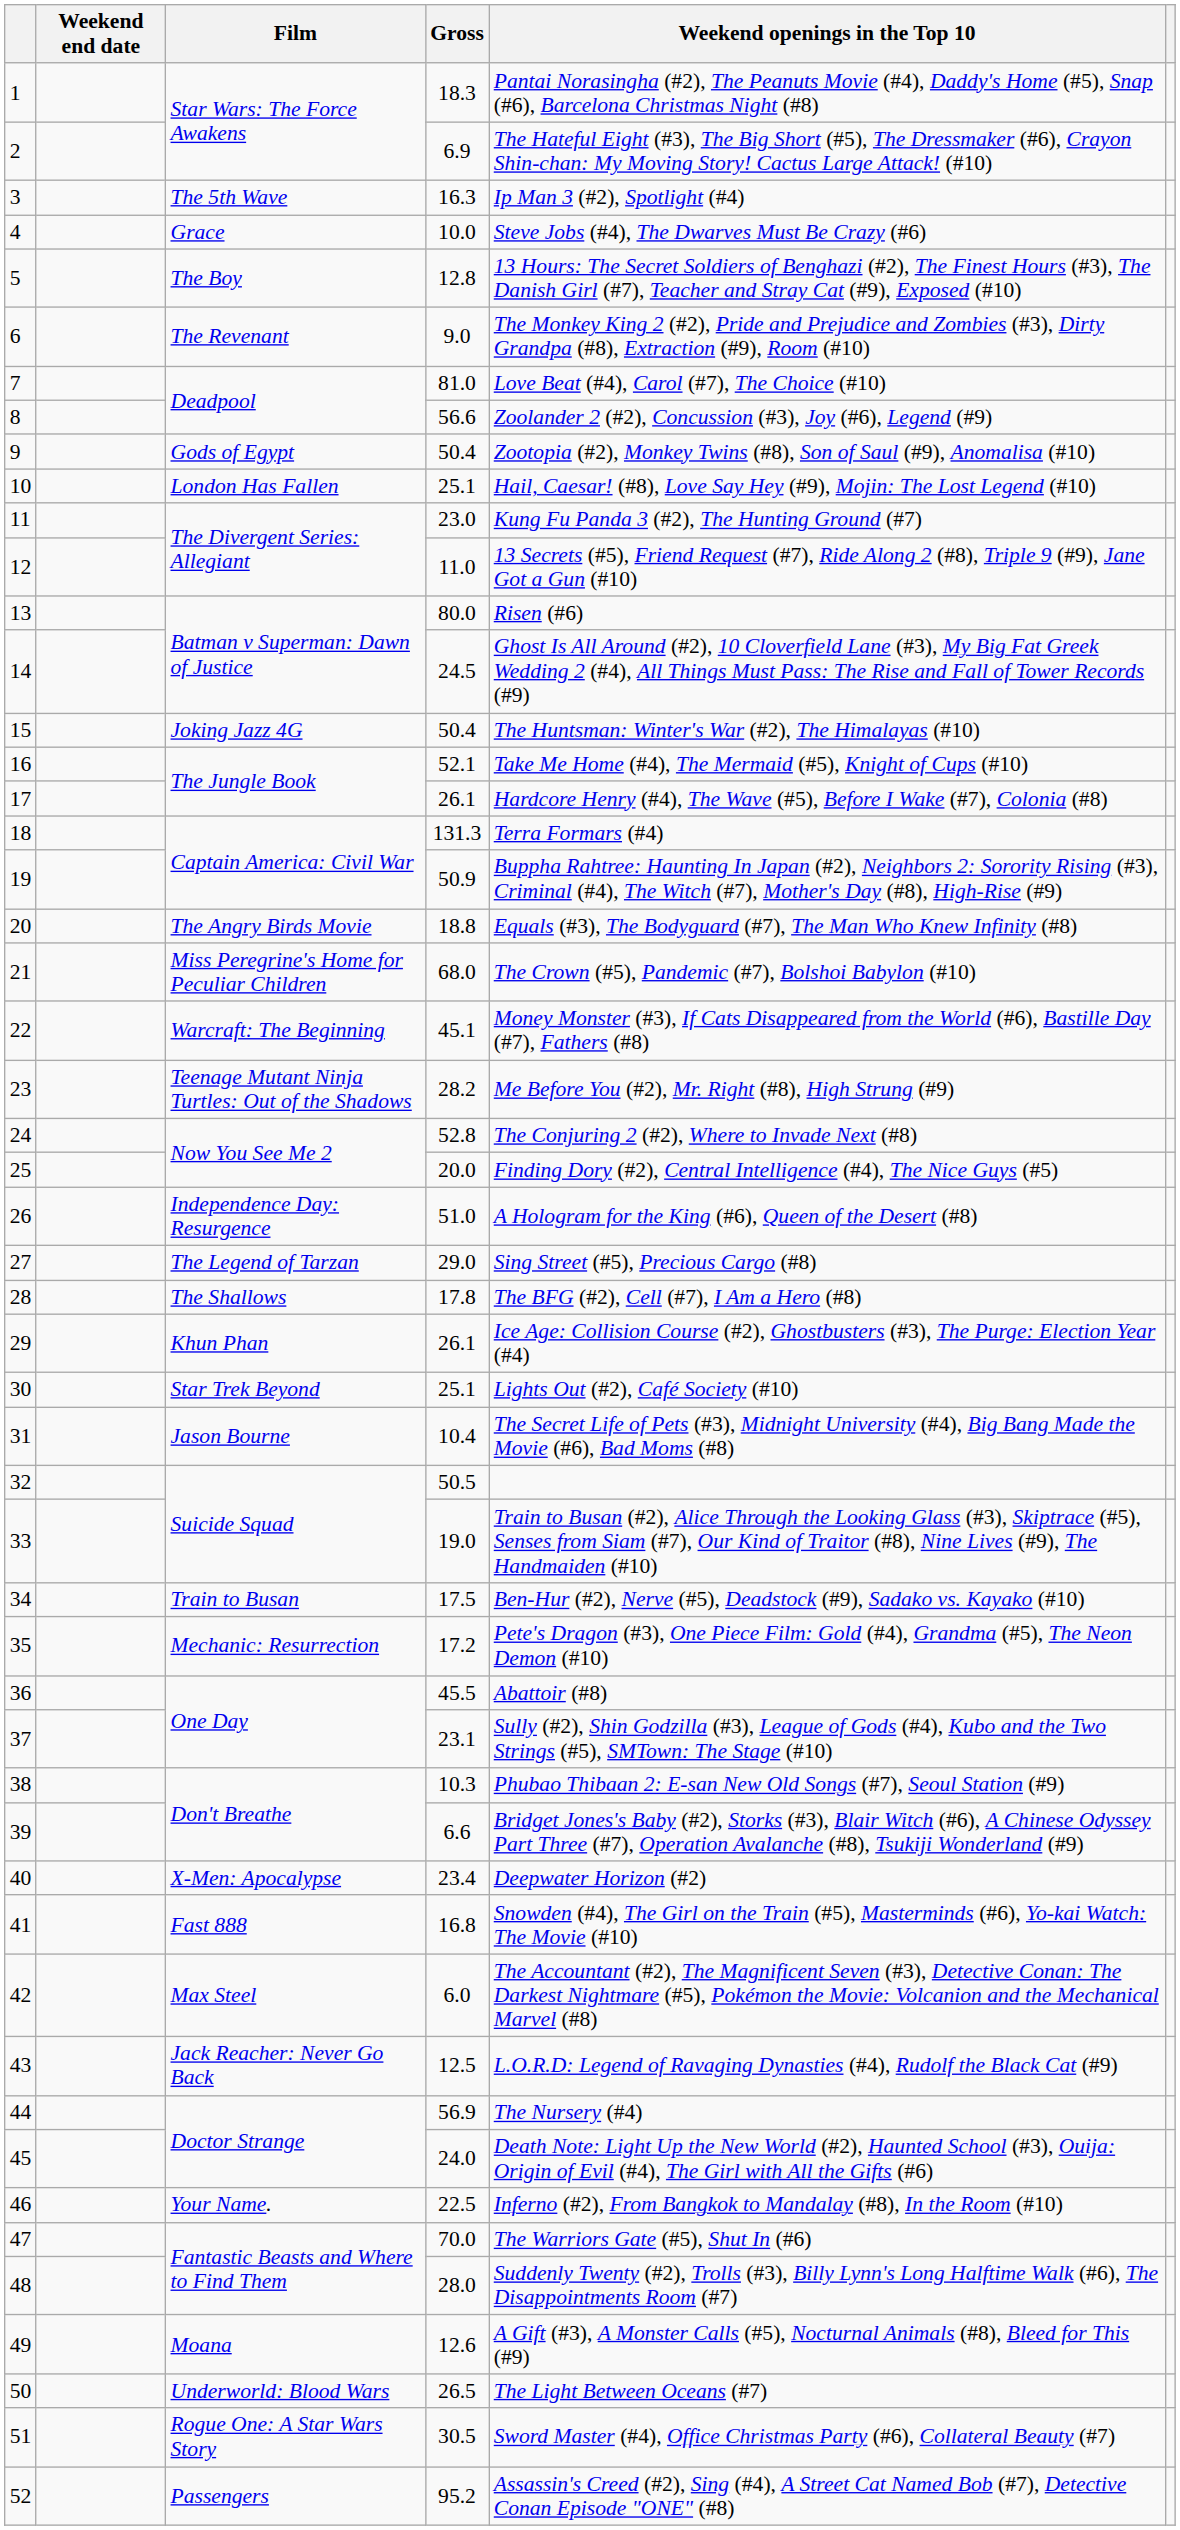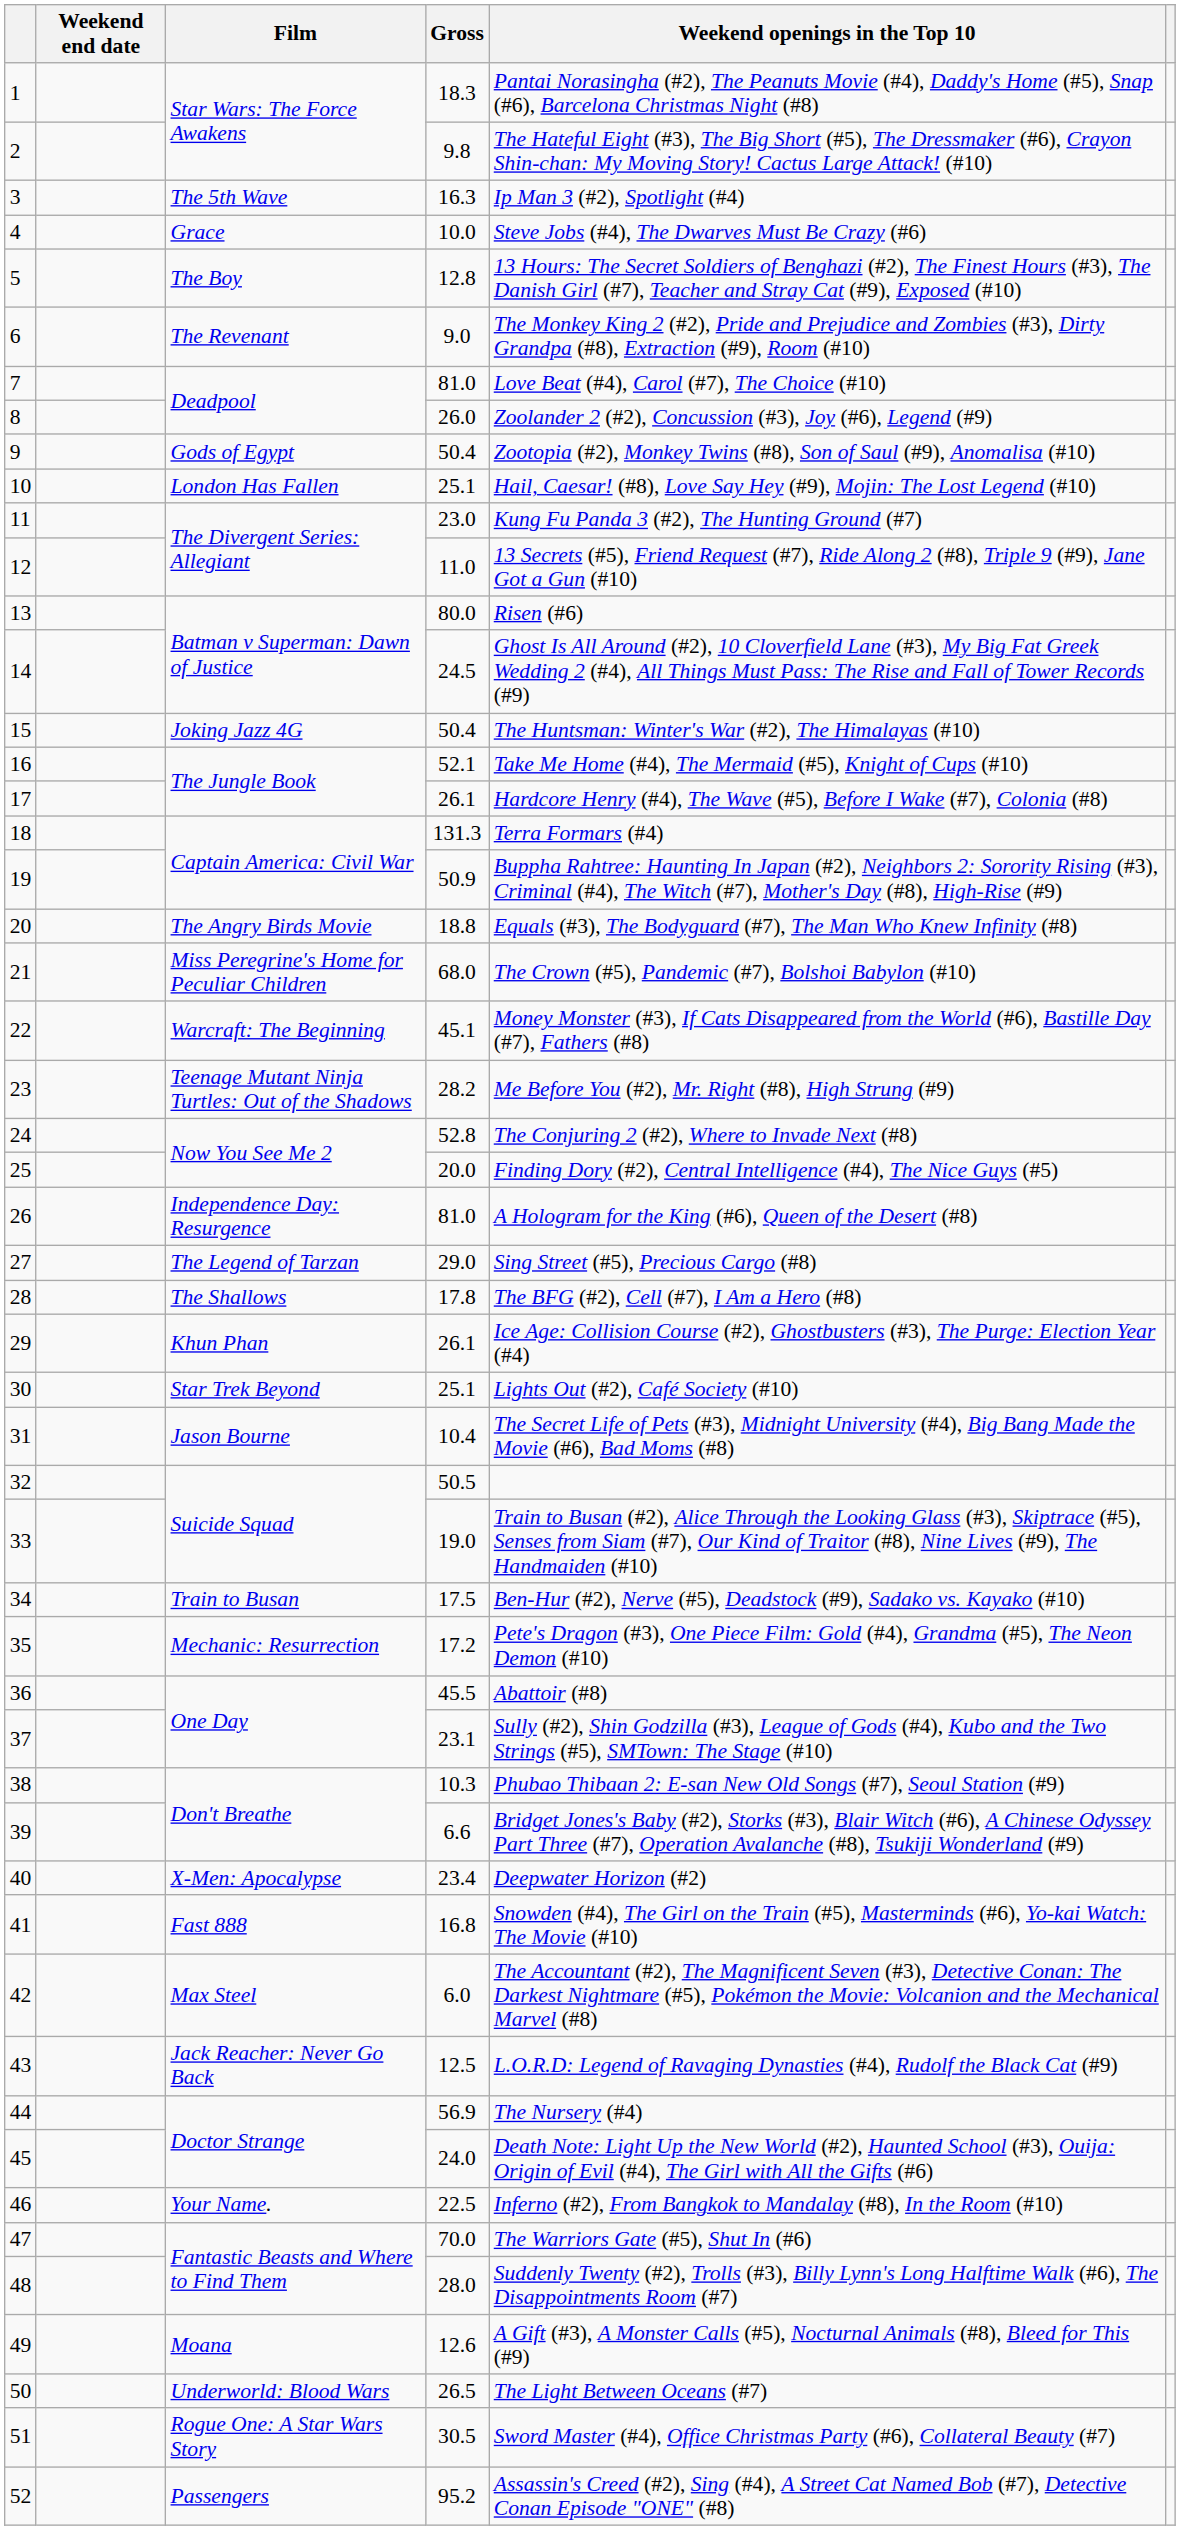(457, 150) 6.9 -> (457, 150) 9.8
(457, 417) 56.6 -> (457, 417) 26.0
(457, 1216) 51.0 -> (457, 1216) 81.0
